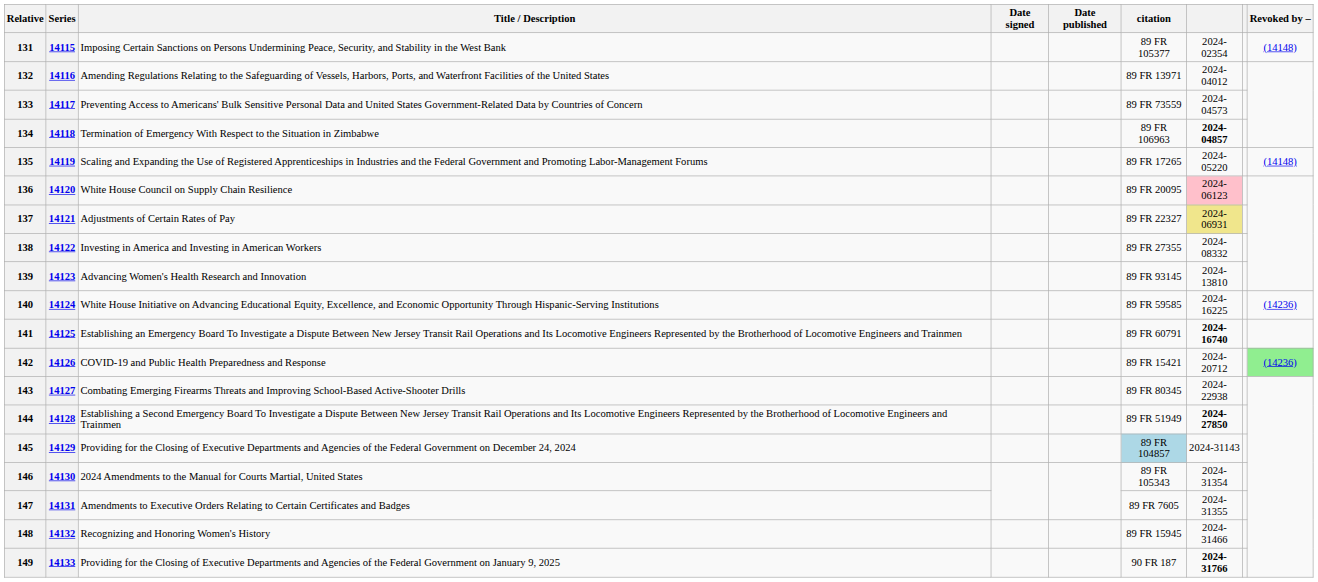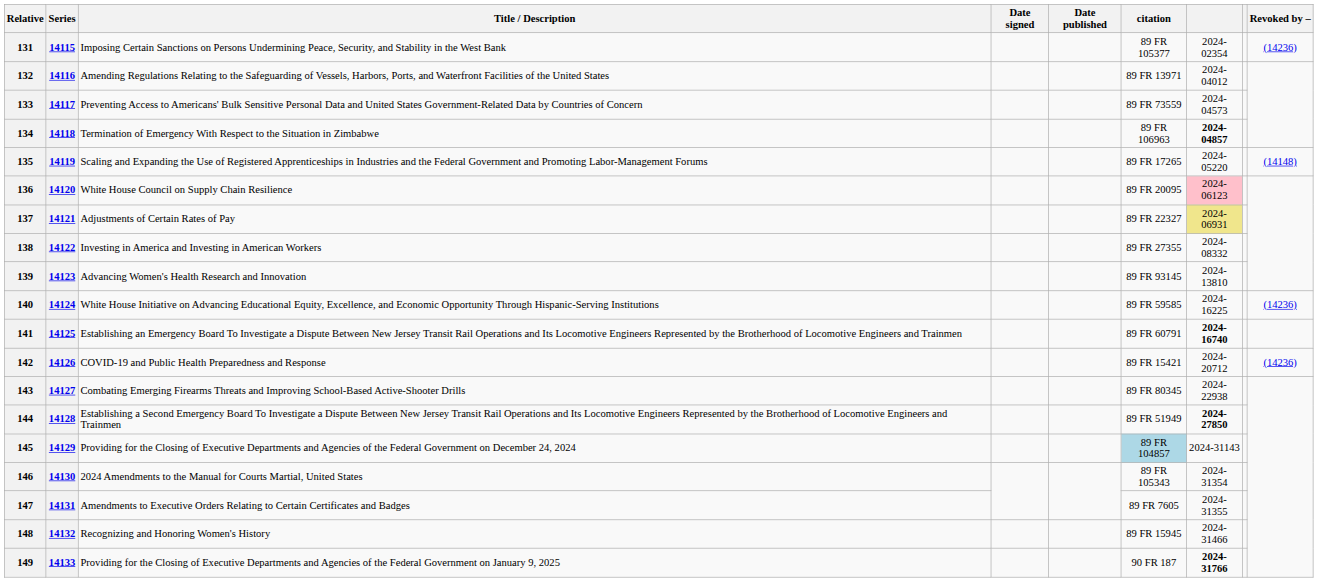(1280, 47) (14148) -> (1280, 47) (14236)
(1280, 362) lightgreen background -> (1280, 362) no background
